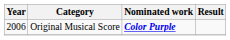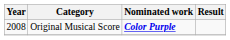(16, 27) 2006 -> (16, 27) 2008
